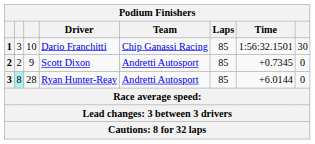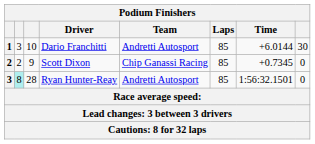(165, 46) Chip Ganassi Racing -> (160, 46) Andretti Autosport
(266, 46) 1:56:32.1501 -> (276, 46) +6.0144
(160, 63) Andretti Autosport -> (165, 63) Chip Ganassi Racing
(276, 80) +6.0144 -> (266, 80) 1:56:32.1501
